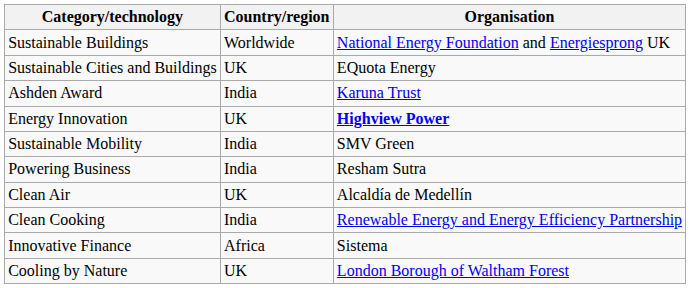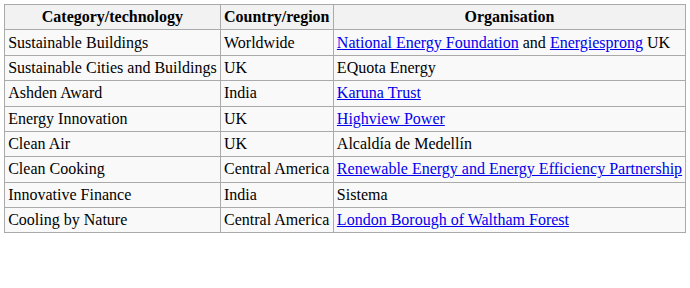(393, 118) bold -> (391, 118) normal
- row: (75, 144)
- row: (69, 169)
(240, 220) India -> (277, 169) Central America
(244, 245) Africa -> (240, 194) India
(236, 270) UK -> (277, 220) Central America
